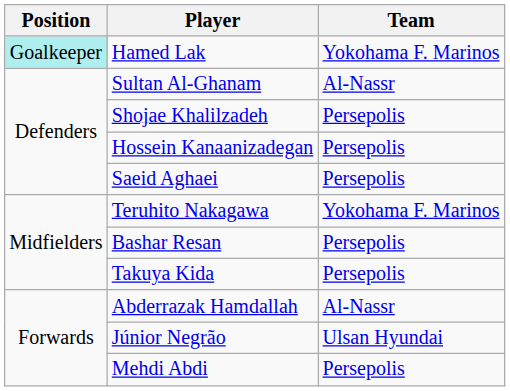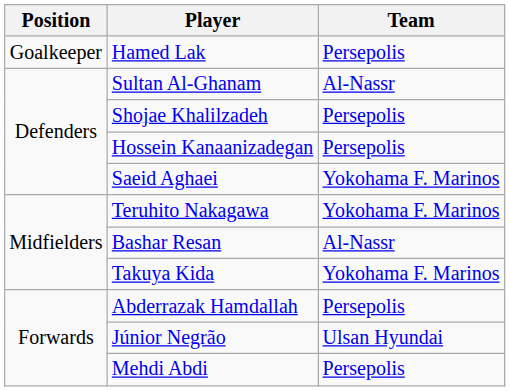(56, 52) paleturquoise background -> (56, 52) no background
(411, 52) Yokohama F. Marinos -> (364, 52) Persepolis
(364, 178) Persepolis -> (411, 178) Yokohama F. Marinos
(364, 242) Persepolis -> (359, 242) Al-Nassr
(364, 274) Persepolis -> (411, 274) Yokohama F. Marinos
(359, 305) Al-Nassr -> (364, 305) Persepolis
